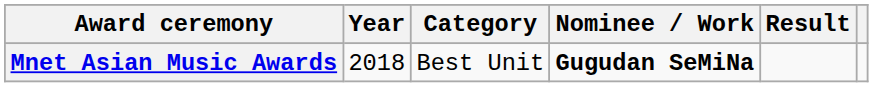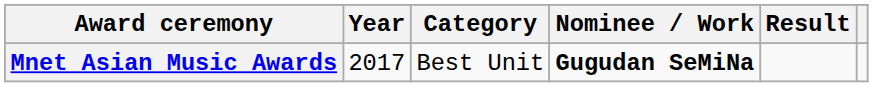(377, 63) 2018 -> (377, 63) 2017
